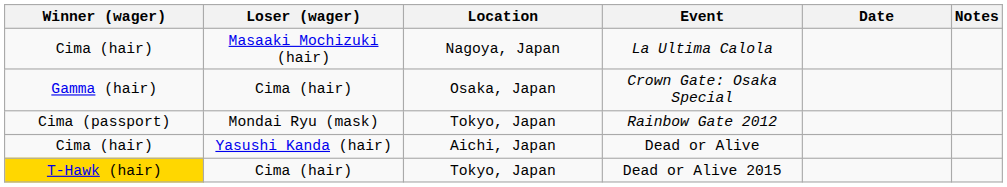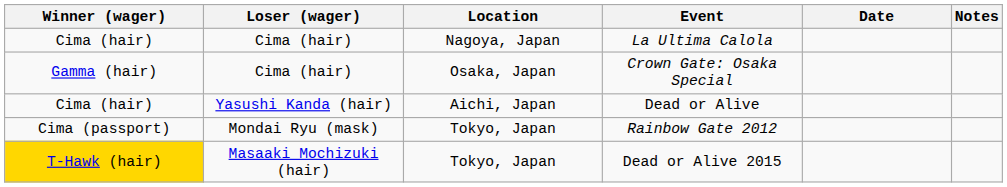(304, 49) Masaaki Mochizuki (hair) -> (304, 40) Cima (hair)
rows swapped: (702, 146) <-> (702, 122)
(304, 170) Cima (hair) -> (304, 162) Masaaki Mochizuki (hair)
